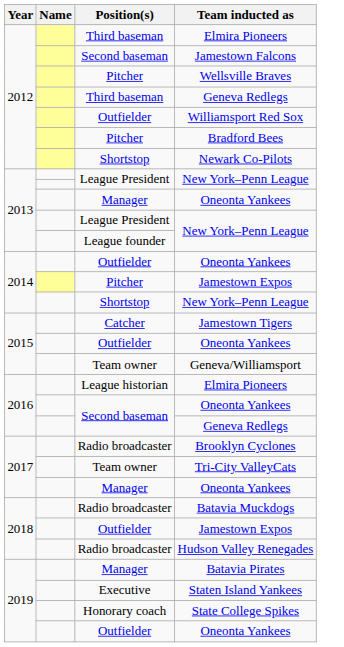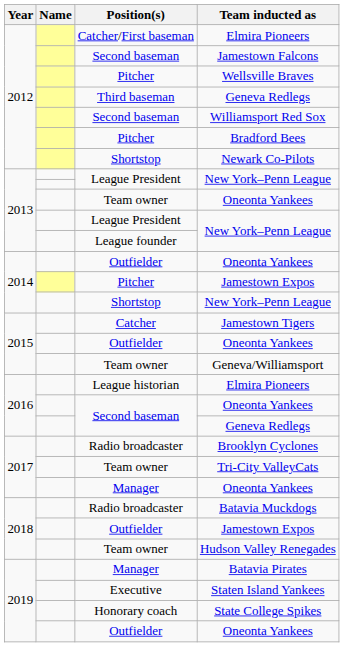(125, 35) Third baseman -> (136, 35) Catcher/First baseman
(125, 117) Outfielder -> (136, 117) Second baseman
(125, 199) Manager -> (136, 199) Team owner
(125, 549) Radio broadcaster -> (136, 549) Team owner
